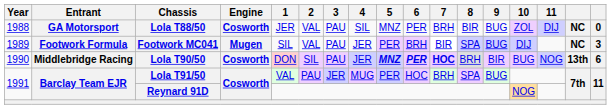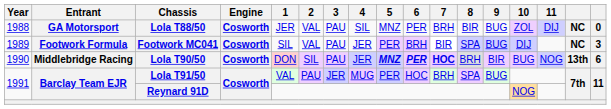(246, 44) Mugen -> (246, 44) Cosworth
